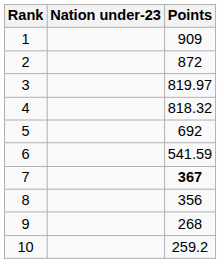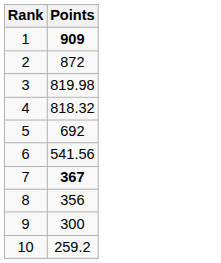- column: (106, 16)
(190, 39) normal -> (72, 39) bold
(190, 85) 819.97 -> (72, 85) 819.98
(190, 154) 541.59 -> (72, 154) 541.56
(190, 223) 268 -> (72, 223) 300
